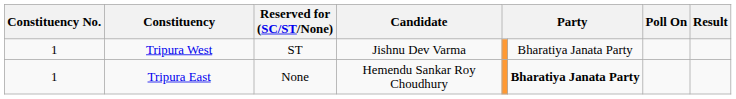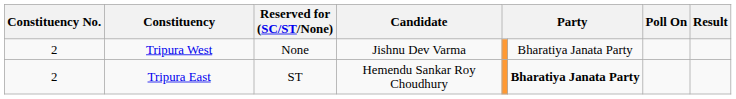(54, 49) 1 -> (54, 49) 2
(295, 49) ST -> (295, 49) None
(54, 76) 1 -> (54, 76) 2
(295, 76) None -> (295, 76) ST
